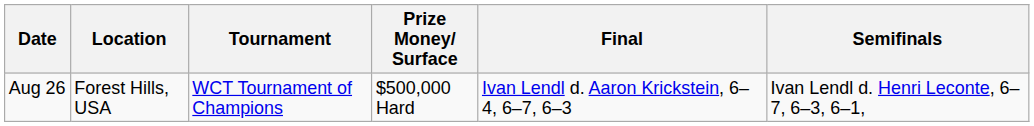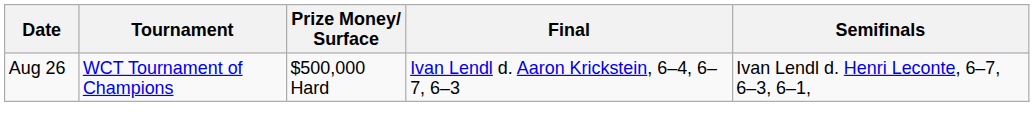- column: (129, 39)
